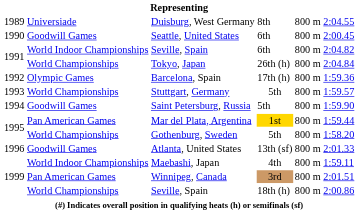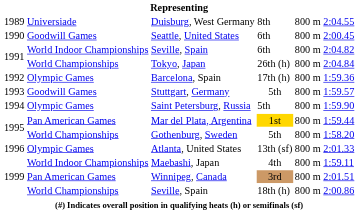(73, 92) World Championships -> (62, 92) Goodwill Games
(62, 106) Goodwill Games -> (60, 106) Olympic Games
(62, 148) Goodwill Games -> (60, 148) Olympic Games
